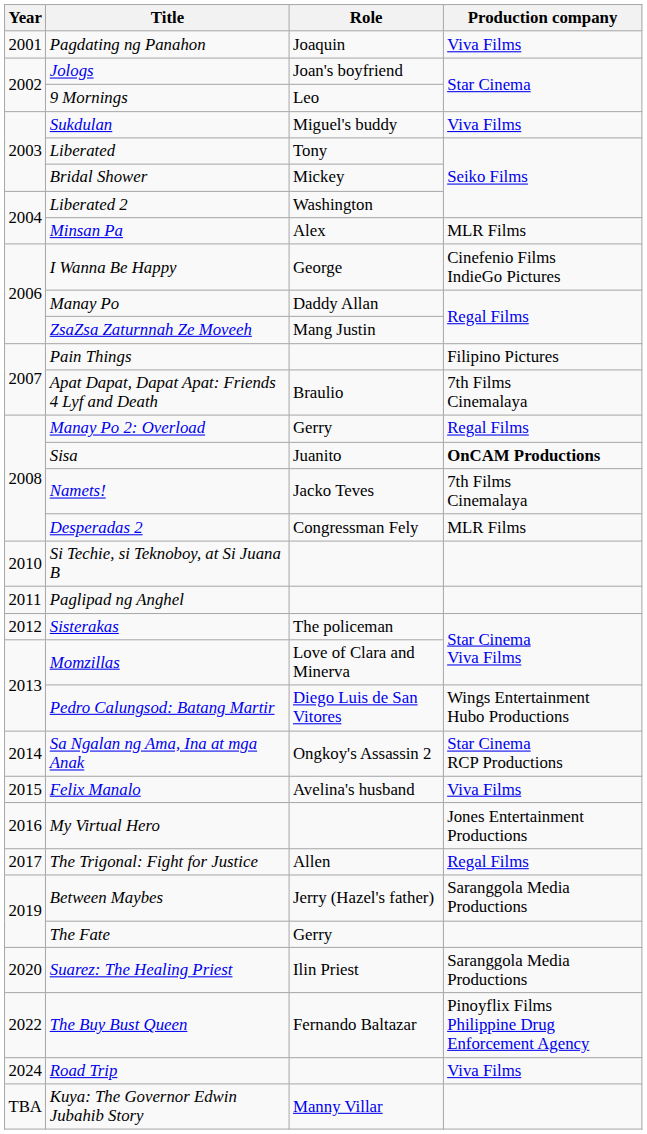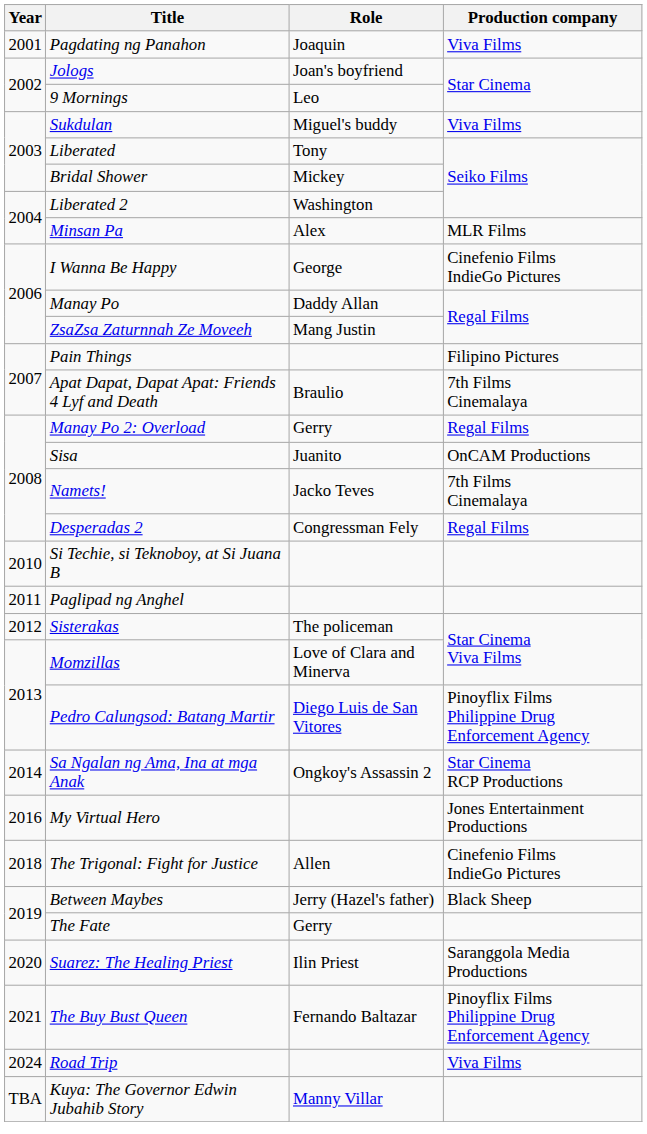(524, 455) bold -> (519, 455) normal
(487, 527) MLR Films -> (488, 527) Regal Films
(518, 707) Wings Entertainment Hubo Productions -> (518, 717) Pinoyflix Films Philippine Drug Enforcement Agency
- row: (95, 789)
(25, 861) 2017 -> (25, 863) 2018
(488, 861) Regal Films -> (504, 863) Cinefenio Films IndieGo Pictures
(508, 897) Saranggola Media Productions -> (489, 899) Black Sheep
(25, 1025) 2022 -> (25, 1017) 2021
